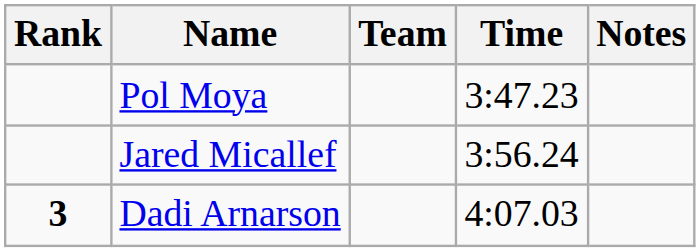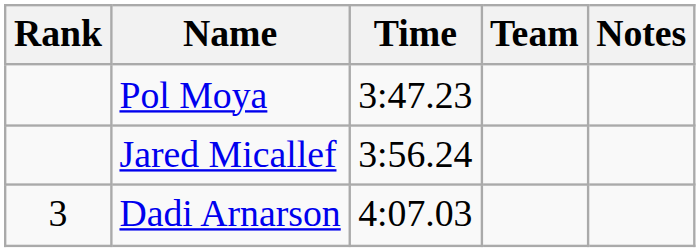columns swapped: (403, 34) <-> (522, 34)
(58, 214) bold -> (58, 214) normal
